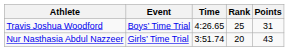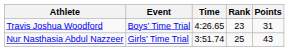(239, 26) 25 -> (239, 26) 23
(239, 40) 20 -> (239, 40) 25
